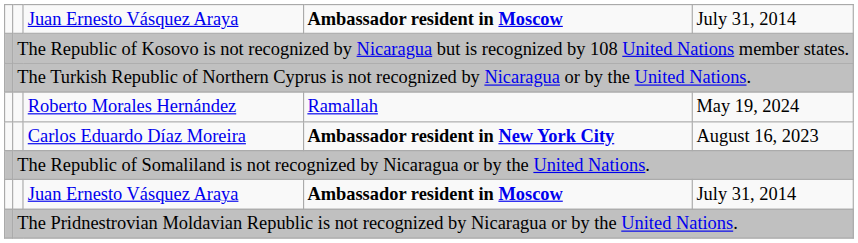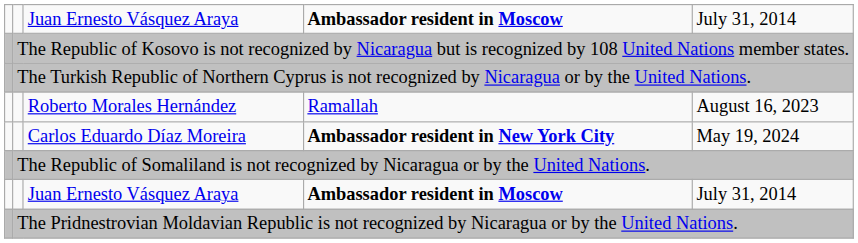(748, 106) May 19, 2024 -> (758, 106) August 16, 2023
(758, 135) August 16, 2023 -> (748, 135) May 19, 2024
